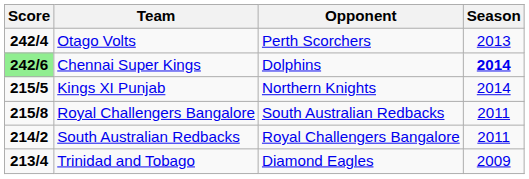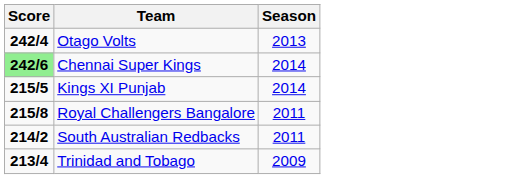- column: (361, 16)
(494, 64) bold -> (289, 64) normal
